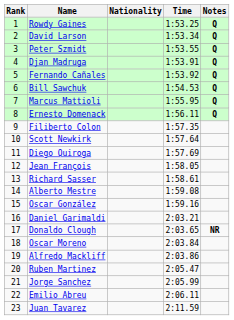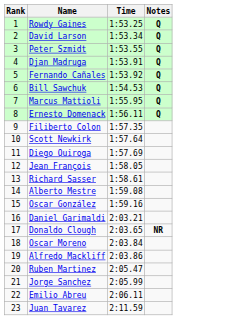- column: (135, 11)
